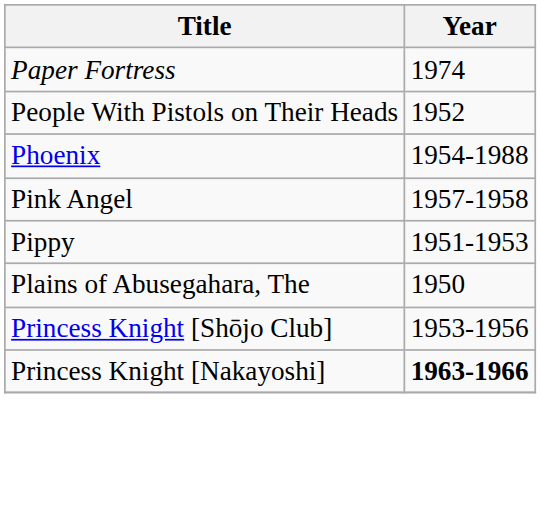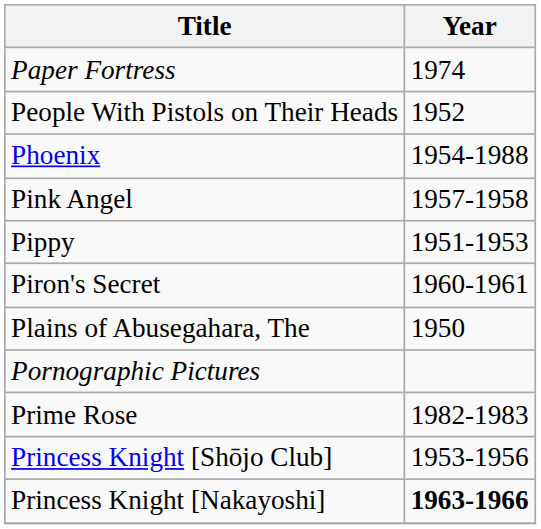+ row: (86, 284)
+ row: (136, 371)
+ row: (74, 414)
